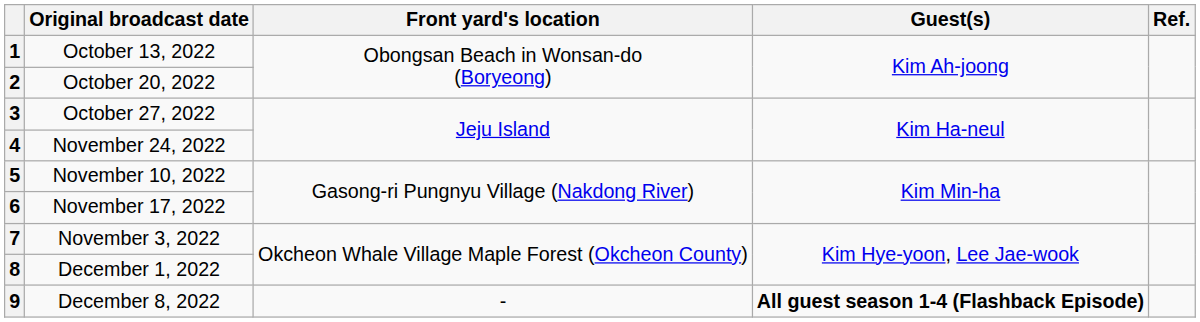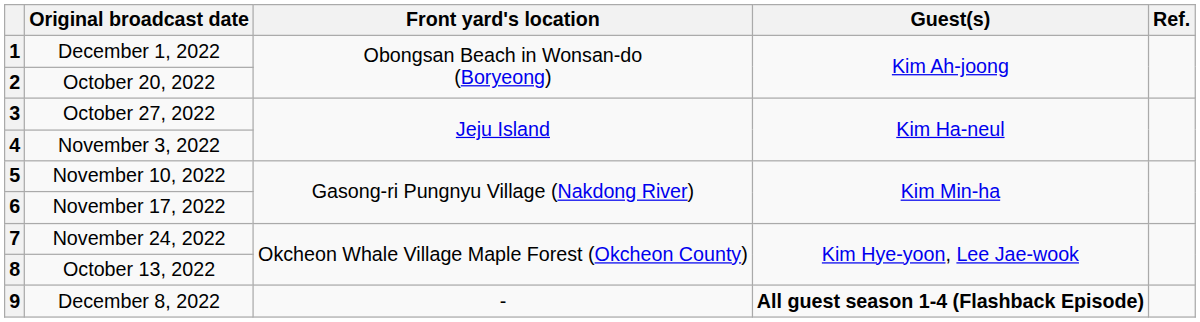(139, 51) October 13, 2022 -> (139, 51) December 1, 2022
(139, 144) November 24, 2022 -> (139, 144) November 3, 2022
(139, 238) November 3, 2022 -> (139, 238) November 24, 2022
(139, 269) December 1, 2022 -> (139, 269) October 13, 2022
